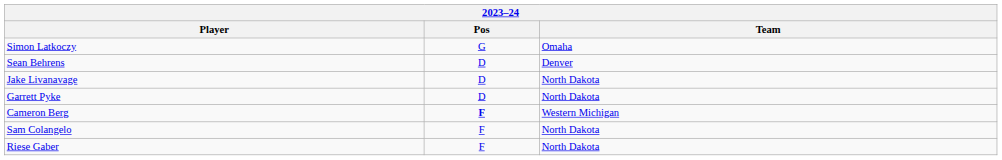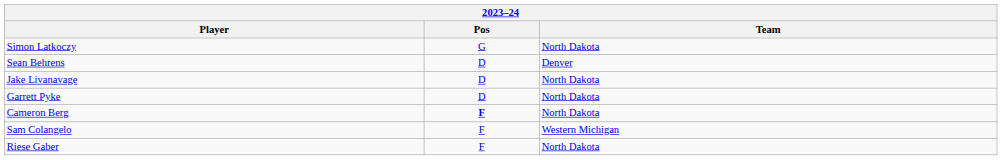(557, 46) Omaha -> (571, 46) North Dakota
(580, 113) Western Michigan -> (571, 113) North Dakota
(571, 130) North Dakota -> (580, 130) Western Michigan
